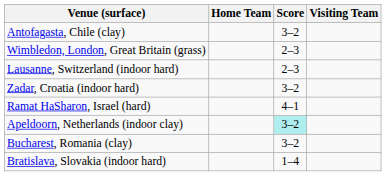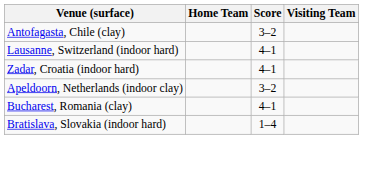- row: (106, 50)
(290, 69) 2–3 -> (267, 50) 4–1
(290, 87) 3–2 -> (267, 69) 4–1
- row: (79, 106)
(290, 124) paleturquoise background -> (267, 87) no background
(290, 143) 3–2 -> (267, 106) 4–1
